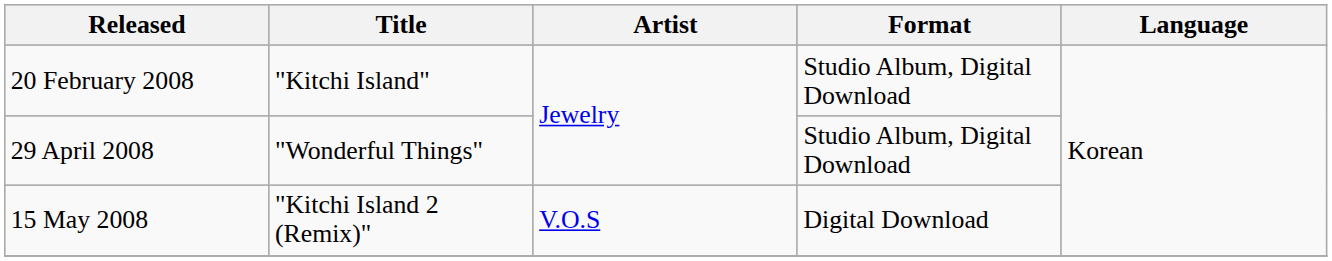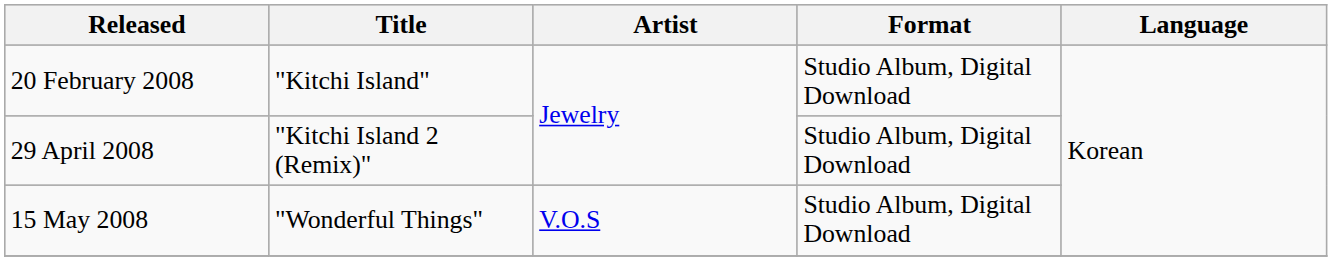(379, 150) "Wonderful Things" -> (357, 150) "Kitchi Island 2 (Remix)"
(357, 219) "Kitchi Island 2 (Remix)" -> (379, 219) "Wonderful Things"
(896, 219) Digital Download -> (918, 219) Studio Album, Digital Download
